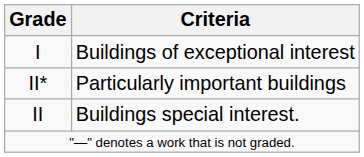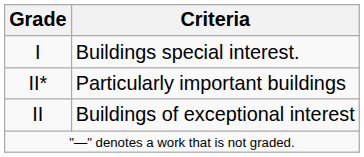(215, 51) Buildings of exceptional interest -> (188, 51) Buildings special interest.
(188, 114) Buildings special interest. -> (215, 114) Buildings of exceptional interest
